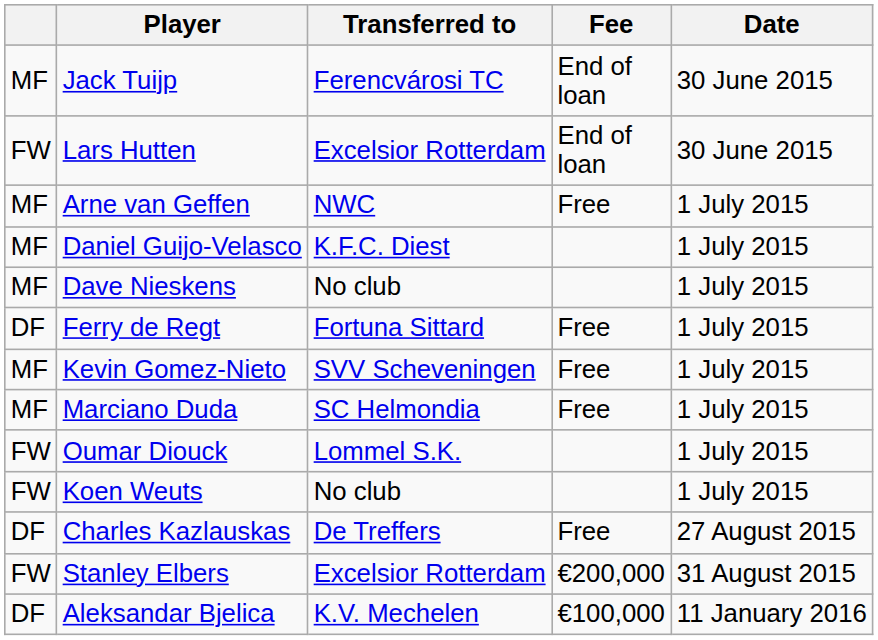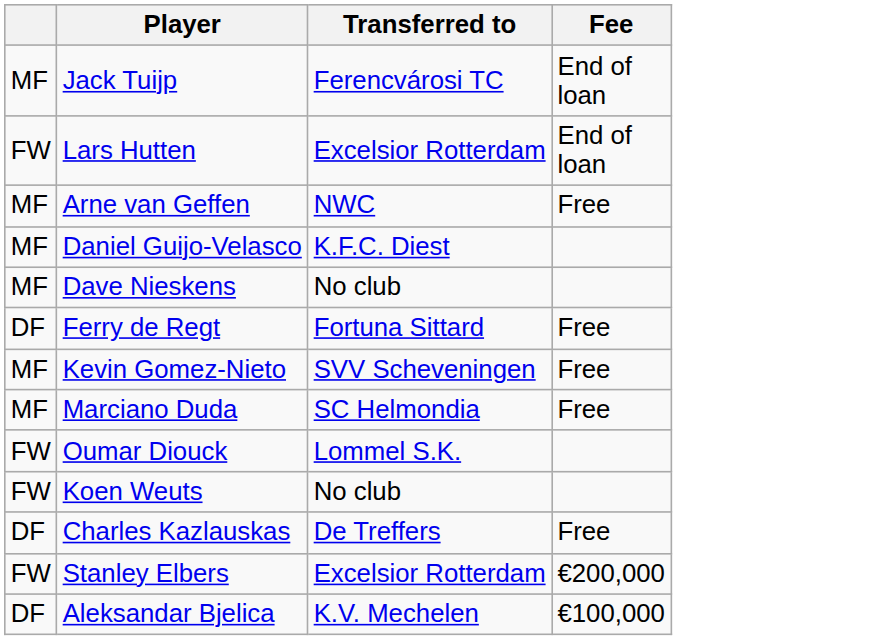- column: (772, 24)
